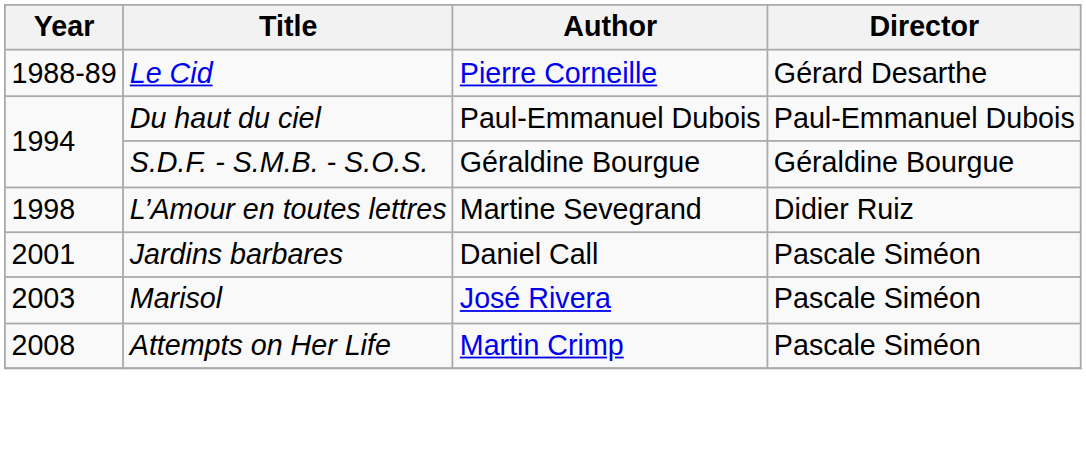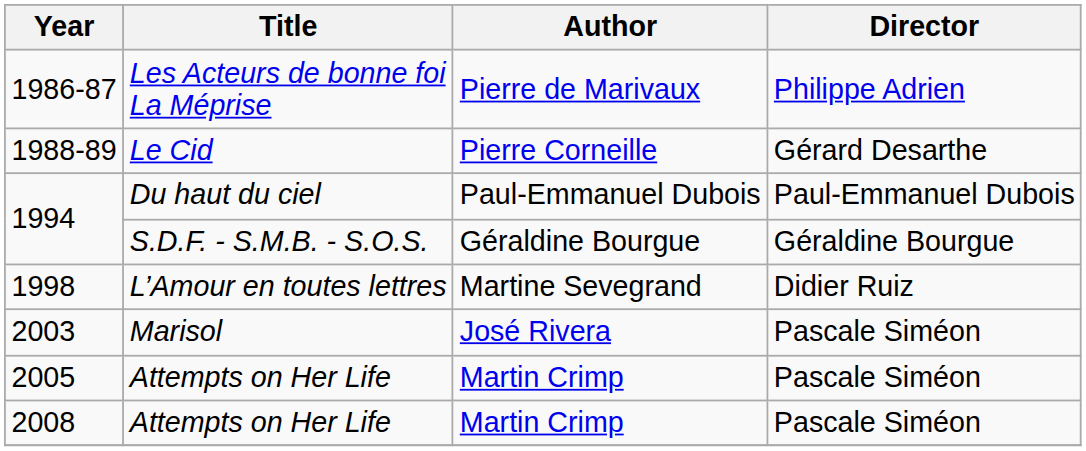+ row: (64, 88)
- row: (43, 254)
+ row: (43, 377)
